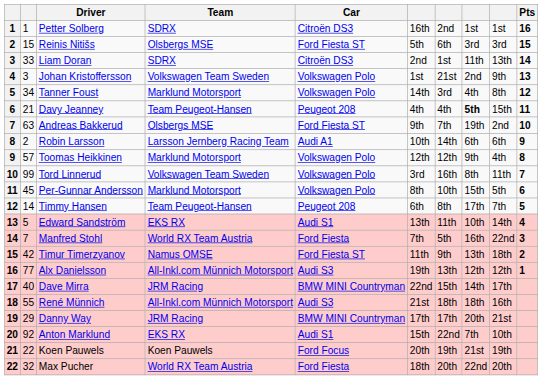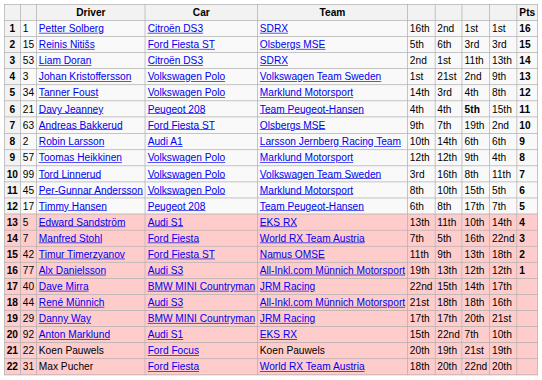columns swapped: (220, 13) <-> (351, 13)
(28, 61) 33 -> (28, 61) 53
(28, 206) 14 -> (28, 206) 17
(28, 303) 55 -> (28, 303) 44
(28, 367) 32 -> (28, 367) 31
